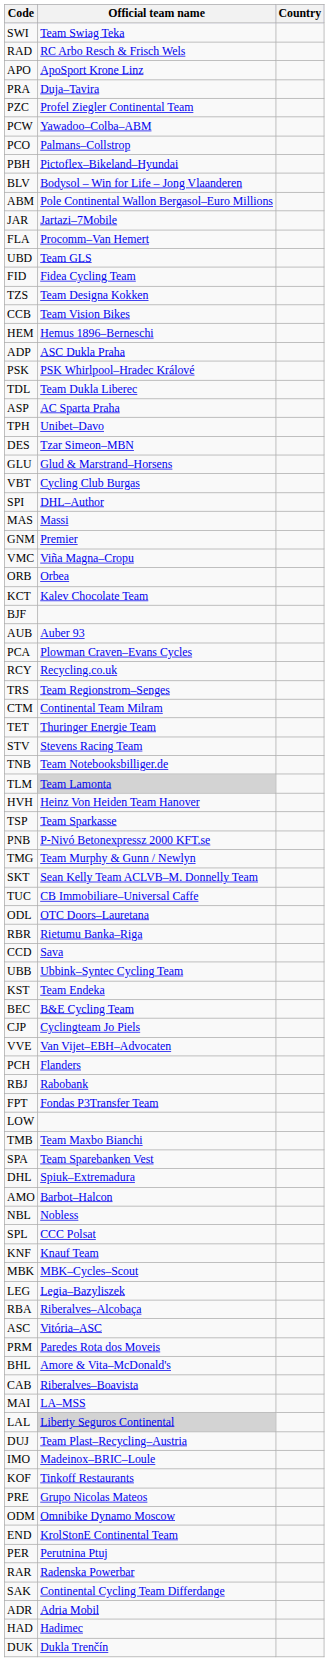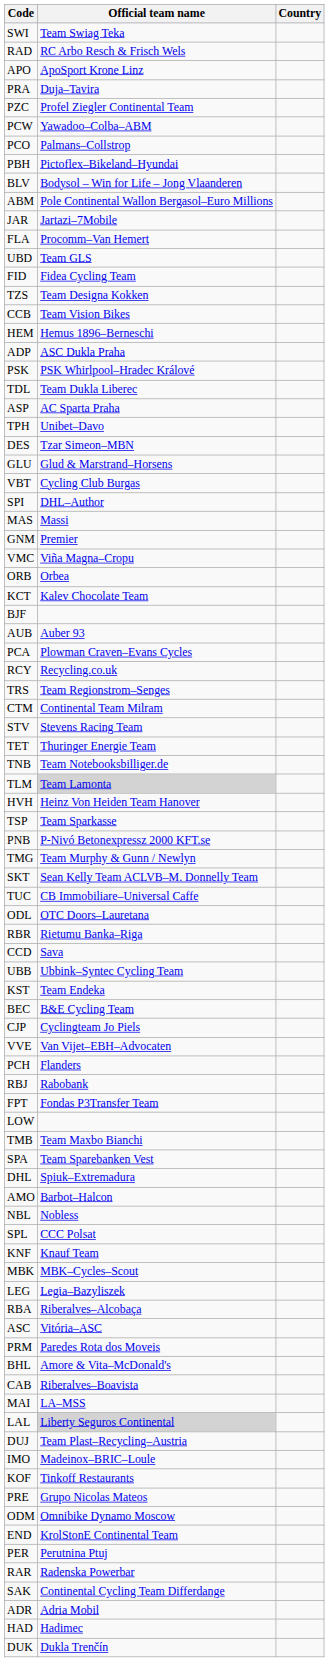rows swapped: (18, 727) <-> (18, 746)
